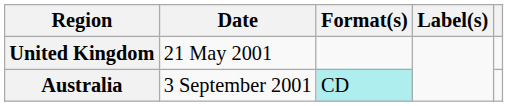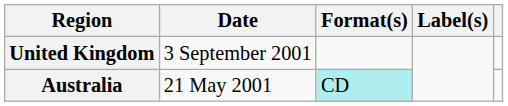(218, 52) 21 May 2001 -> (238, 52) 3 September 2001
(238, 85) 3 September 2001 -> (218, 85) 21 May 2001
